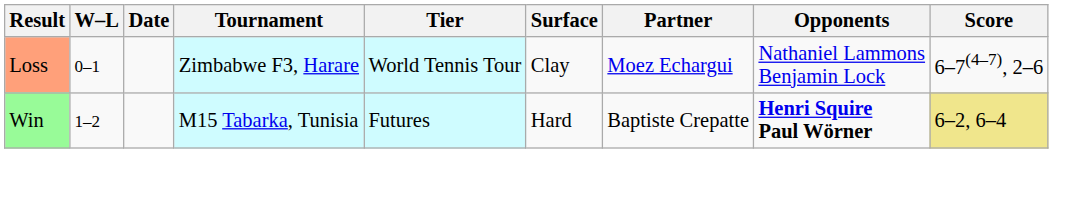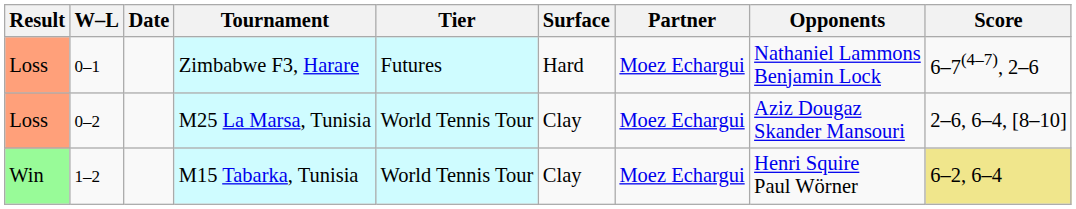(445, 64) World Tennis Tour -> (411, 64) Futures
(550, 64) Clay -> (563, 64) Hard
+ row: (275, 120)
(399, 120) Futures -> (457, 175) World Tennis Tour
(551, 120) Hard -> (562, 175) Clay
(678, 120) Baptiste Crepatte -> (682, 175) Moez Echargui
(815, 120) bold -> (807, 175) normal
